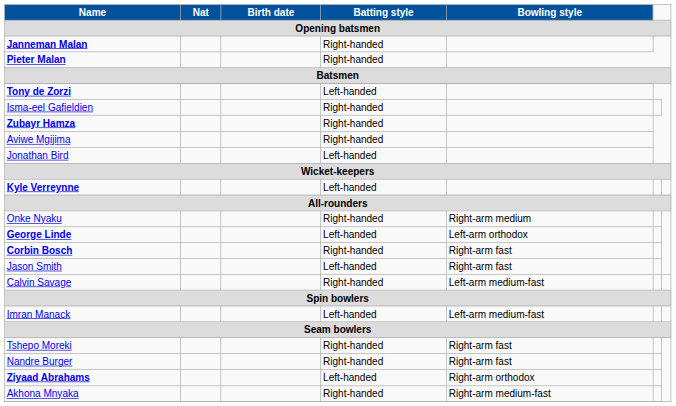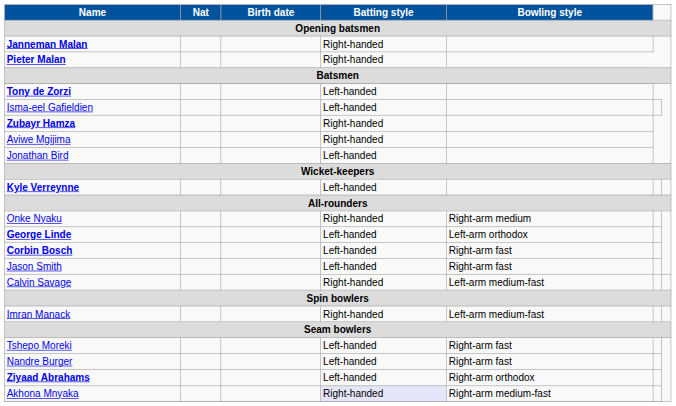(353, 108) Right-handed -> (350, 108) Left-handed
(353, 251) Right-handed -> (350, 251) Left-handed
(350, 314) Left-handed -> (353, 314) Right-handed
(353, 346) Right-handed -> (350, 346) Left-handed
(353, 362) Right-handed -> (350, 362) Left-handed
(353, 394) no background -> (353, 394) lavender background
